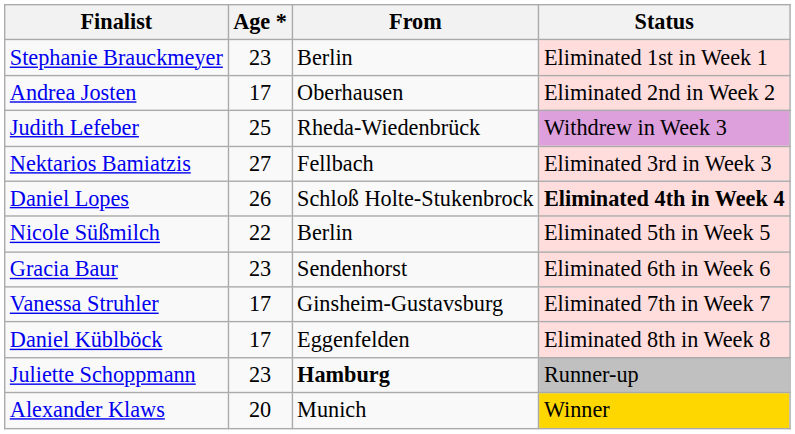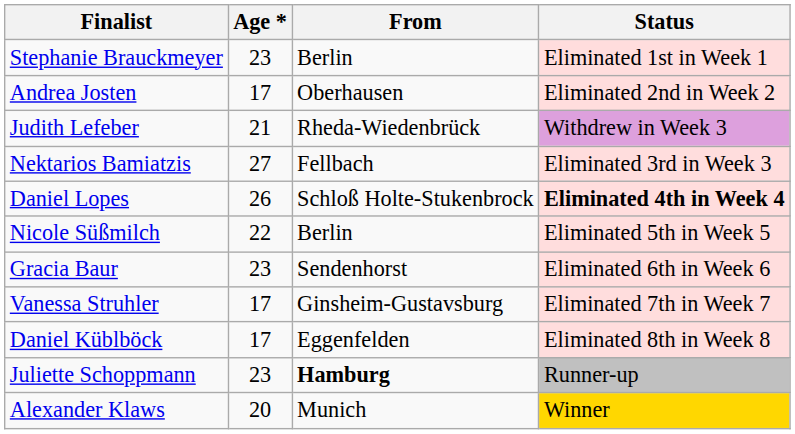(260, 127) 25 -> (260, 127) 21
